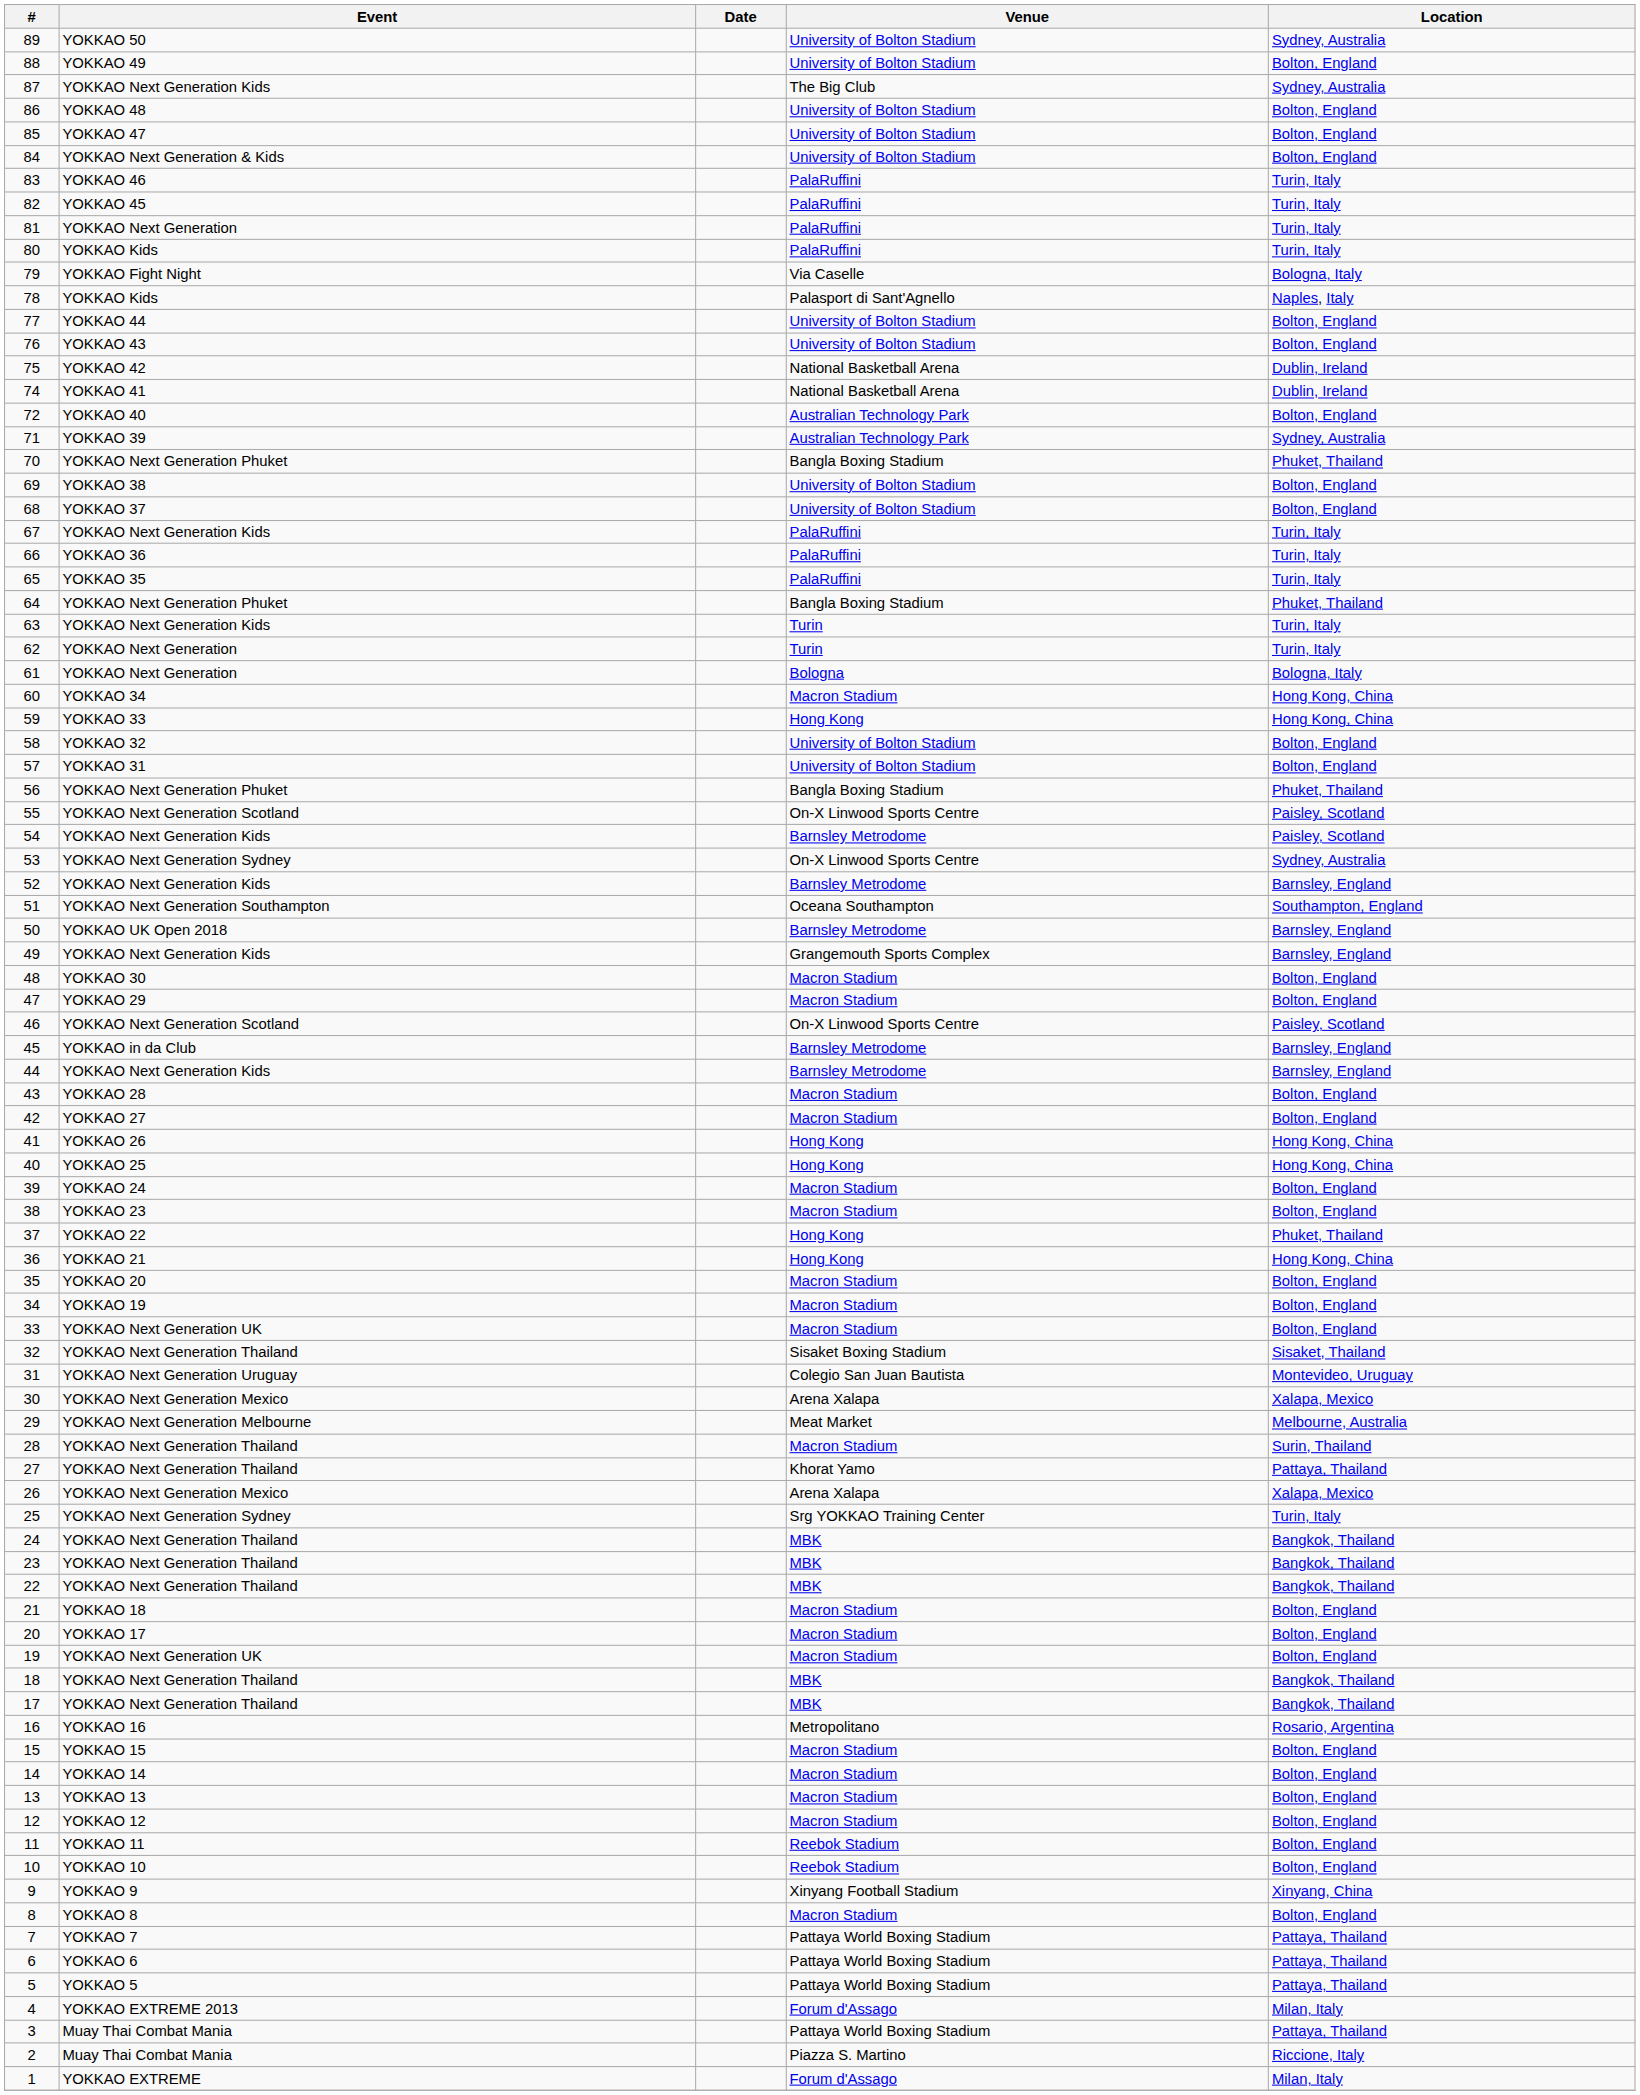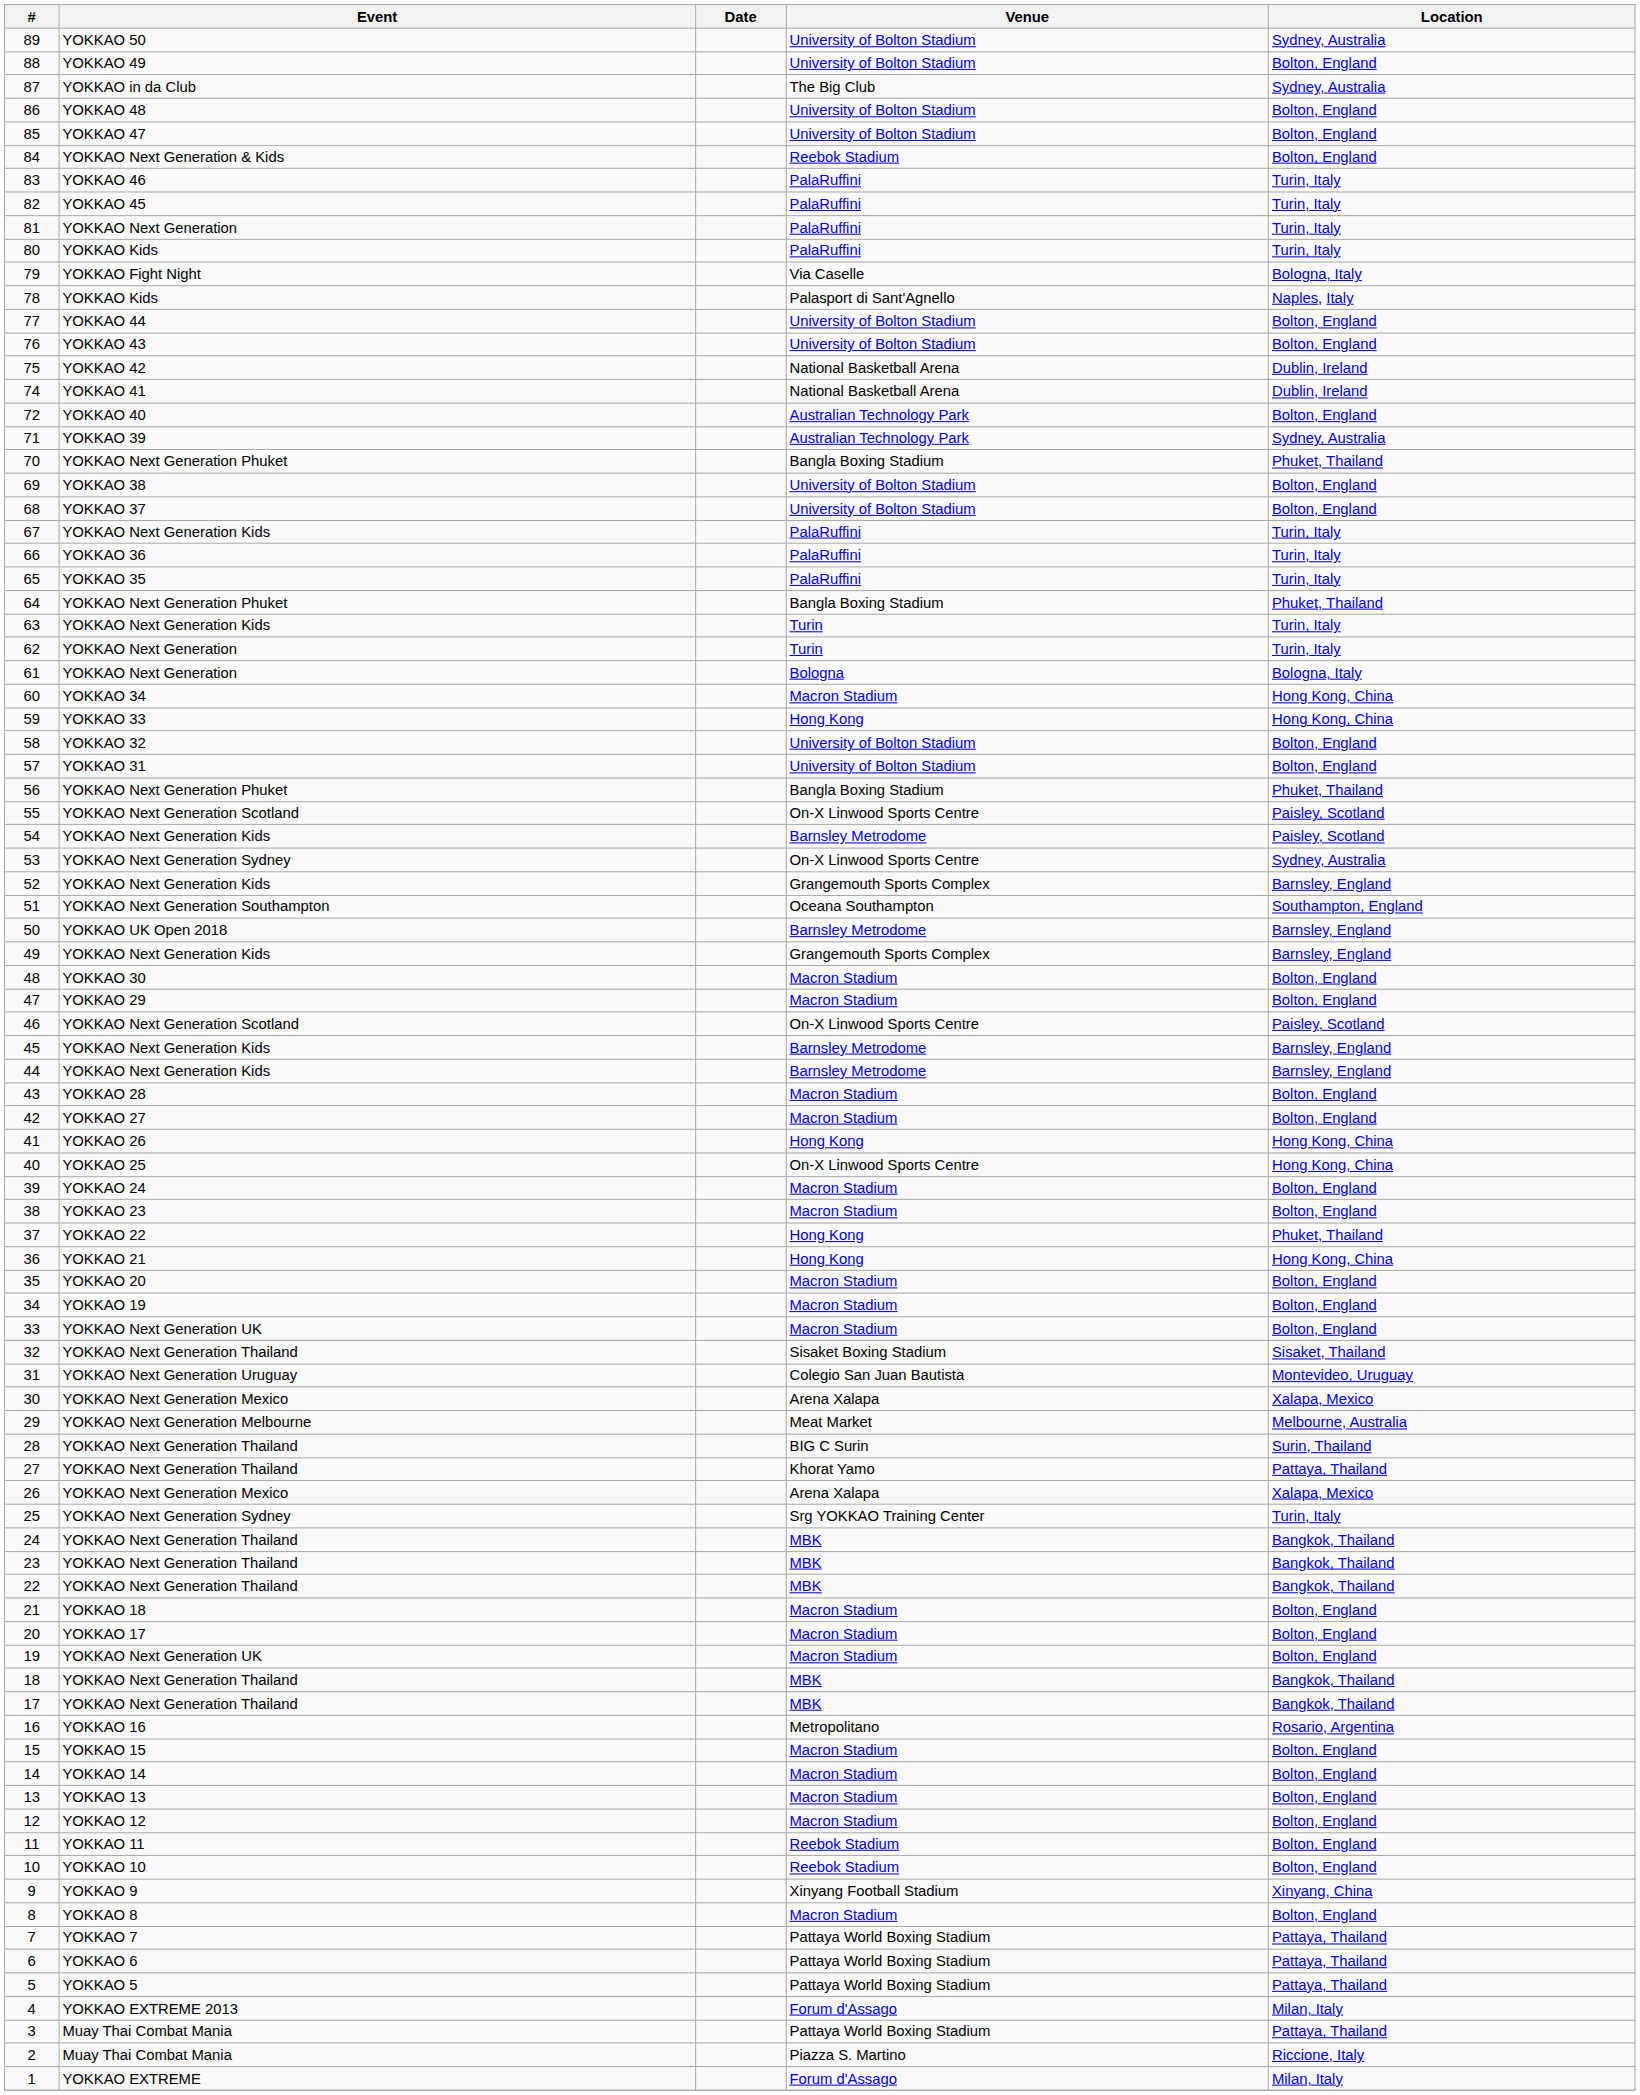(166, 87) YOKKAO Next Generation Kids -> (129, 87) YOKKAO in da Club
(883, 157) University of Bolton Stadium -> (844, 157) Reebok Stadium
(858, 884) Barnsley Metrodome -> (890, 884) Grangemouth Sports Complex
(129, 1048) YOKKAO in da Club -> (166, 1048) YOKKAO Next Generation Kids
(827, 1165) Hong Kong -> (884, 1165) On-X Linwood Sports Centre
(843, 1446) Macron Stadium -> (829, 1446) BIG C Surin
